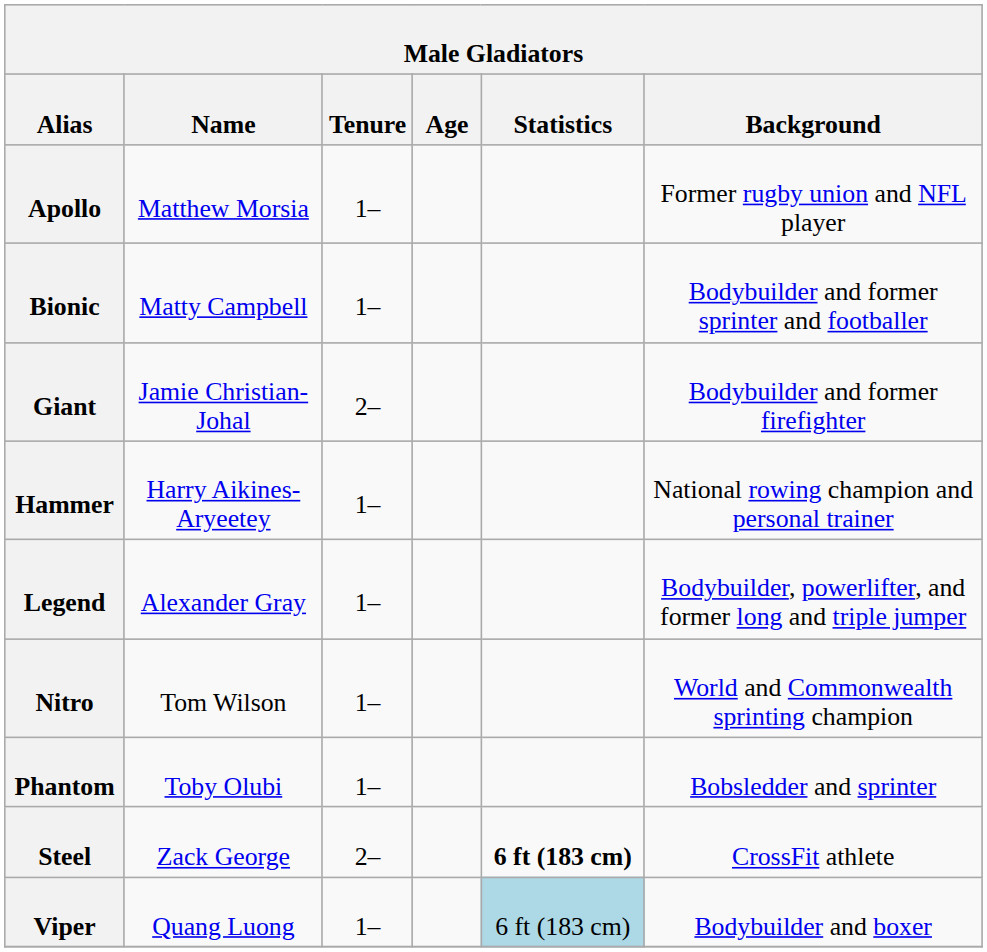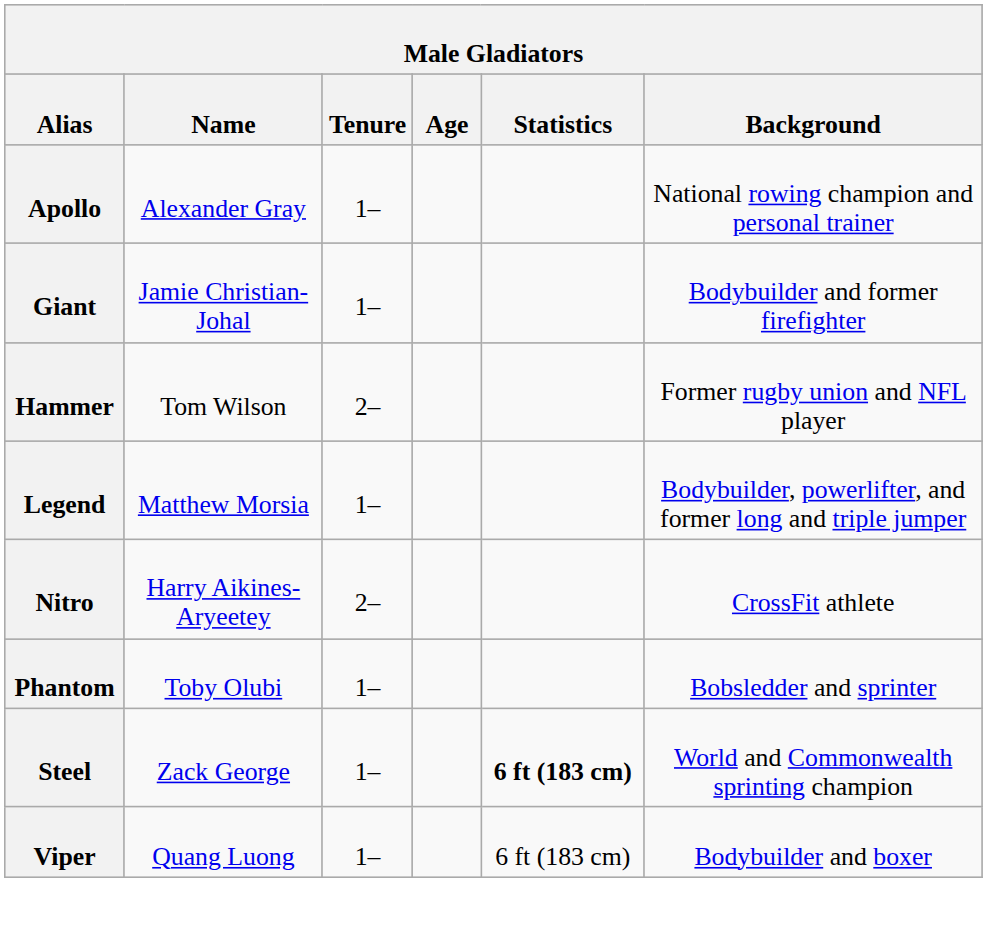(223, 208) Matthew Morsia -> (223, 208) Alexander Gray
(813, 208) Former rugby union and NFL player -> (813, 208) National rowing champion and personal trainer
- row: (65, 306)
(368, 405) 2– -> (368, 306) 1–
(223, 504) Harry Aikines-Aryeetey -> (223, 405) Tom Wilson
(368, 504) 1– -> (368, 405) 2–
(813, 504) National rowing champion and personal trainer -> (813, 405) Former rugby union and NFL player
(223, 603) Alexander Gray -> (223, 504) Matthew Morsia
(223, 702) Tom Wilson -> (223, 603) Harry Aikines-Aryeetey
(368, 702) 1– -> (368, 603) 2–
(813, 702) World and Commonwealth sprinting champion -> (813, 603) CrossFit athlete
(368, 856) 2– -> (368, 771) 1–
(813, 856) CrossFit athlete -> (813, 771) World and Commonwealth sprinting champion
(563, 926) lightblue background -> (563, 856) no background
